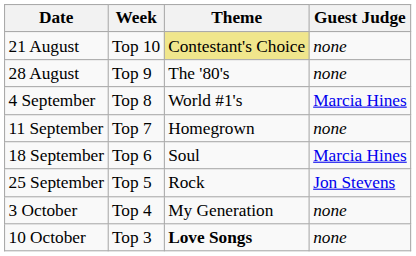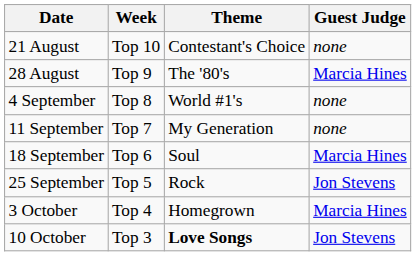(237, 45) khaki background -> (237, 45) no background
(330, 73) none -> (360, 73) Marcia Hines
(360, 100) Marcia Hines -> (330, 100) none
(211, 127) Homegrown -> (221, 127) My Generation
(221, 210) My Generation -> (211, 210) Homegrown
(330, 210) none -> (360, 210) Marcia Hines
(330, 237) none -> (354, 237) Jon Stevens
